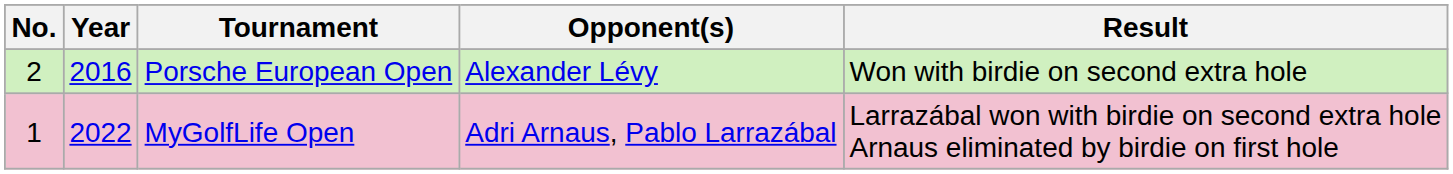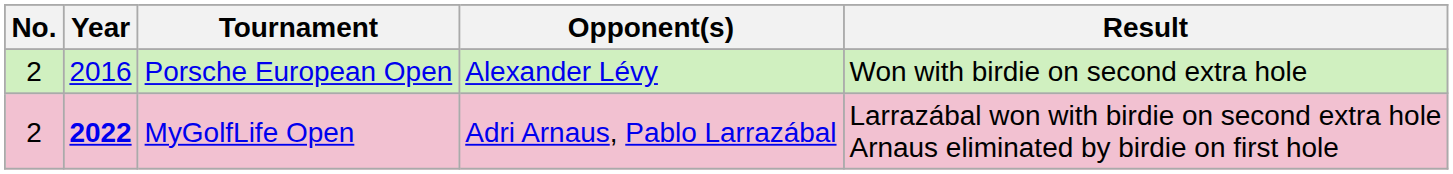(34, 131) 1 -> (34, 131) 2
(101, 131) normal -> (101, 131) bold
